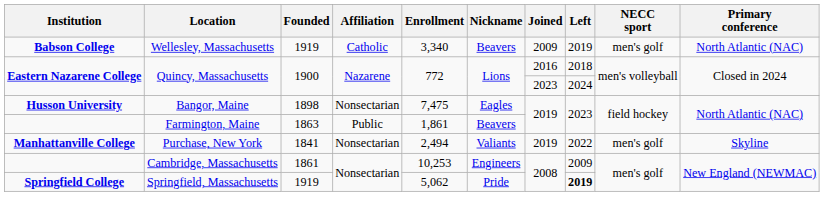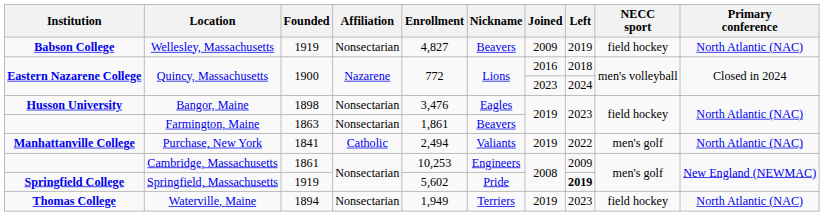(367, 47) Catholic -> (367, 47) Nonsectarian
(435, 47) 3,340 -> (435, 47) 4,827
(638, 47) men's golf -> (638, 47) field hockey
(435, 104) 7,475 -> (435, 104) 3,476
(367, 124) Public -> (367, 124) Nonsectarian
(367, 143) Nonsectarian -> (367, 143) Catholic
(750, 143) Skyline -> (750, 143) North Atlantic (NAC)
(435, 182) 5,062 -> (435, 182) 5,602
+ row: (74, 201)
